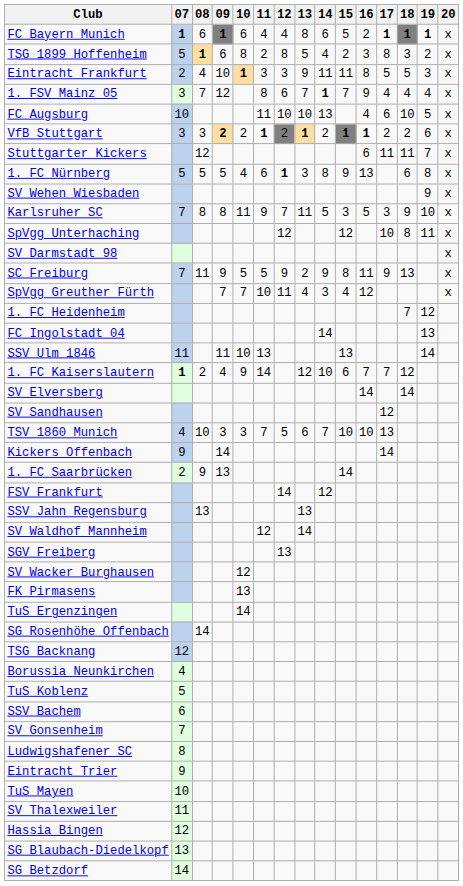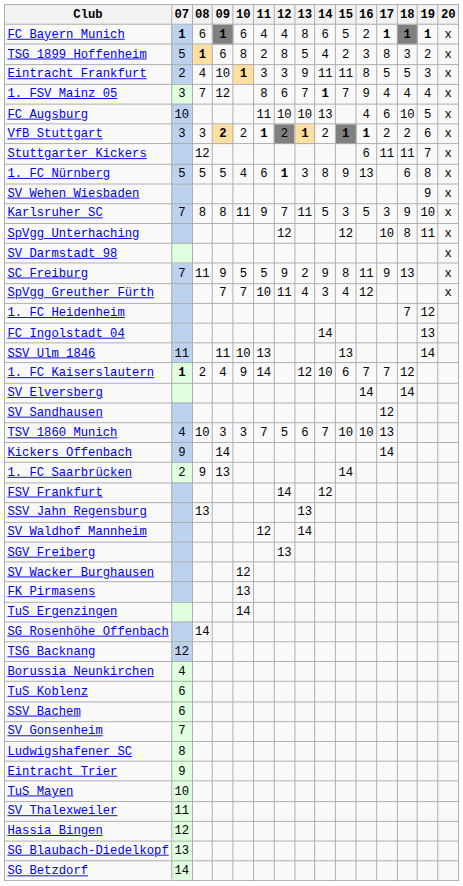(182, 692) 5 -> (182, 692) 6
